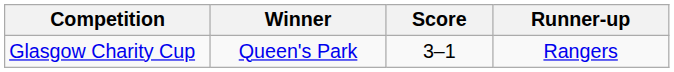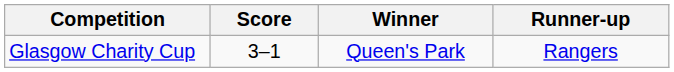columns swapped: (298, 20) <-> (439, 20)
